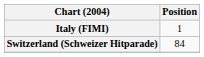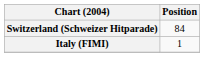rows swapped: (82, 28) <-> (82, 44)
